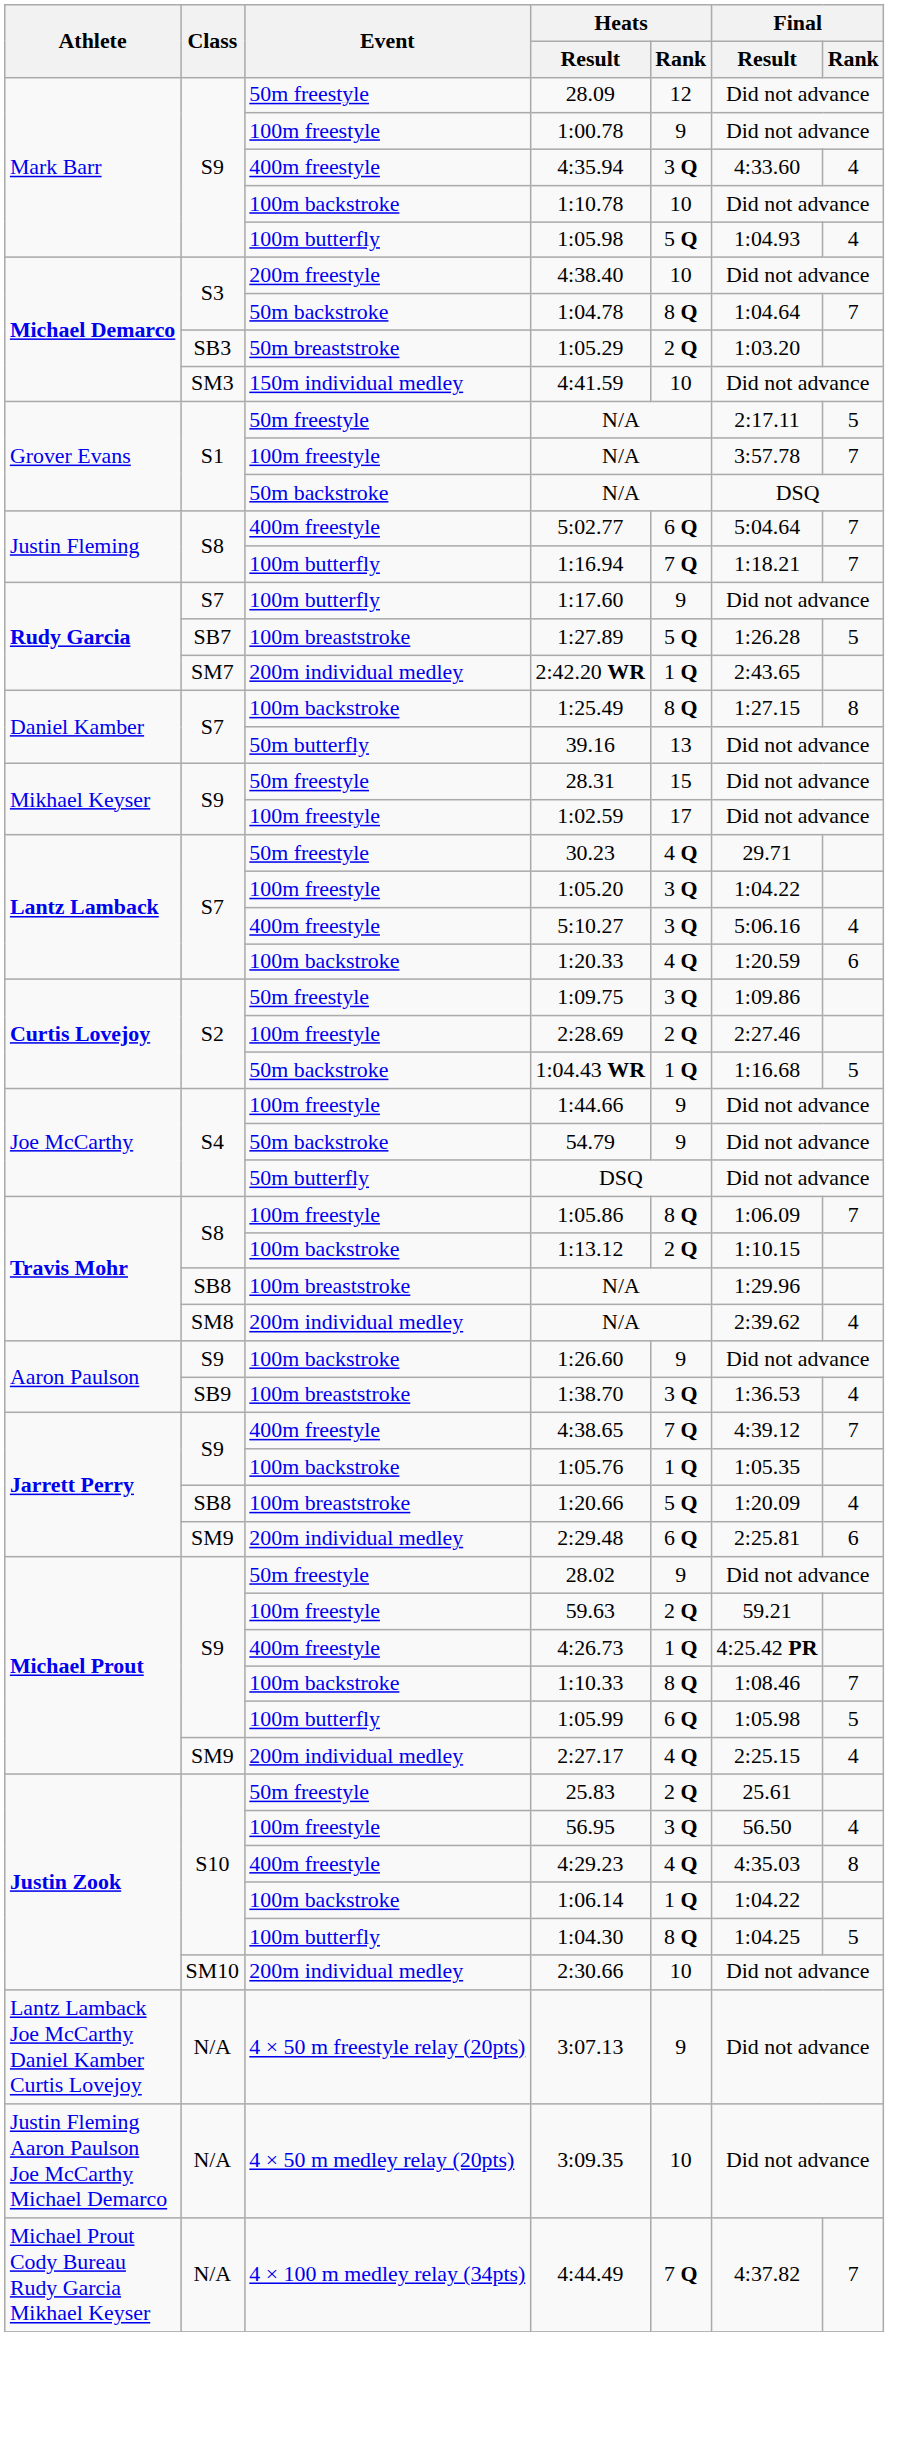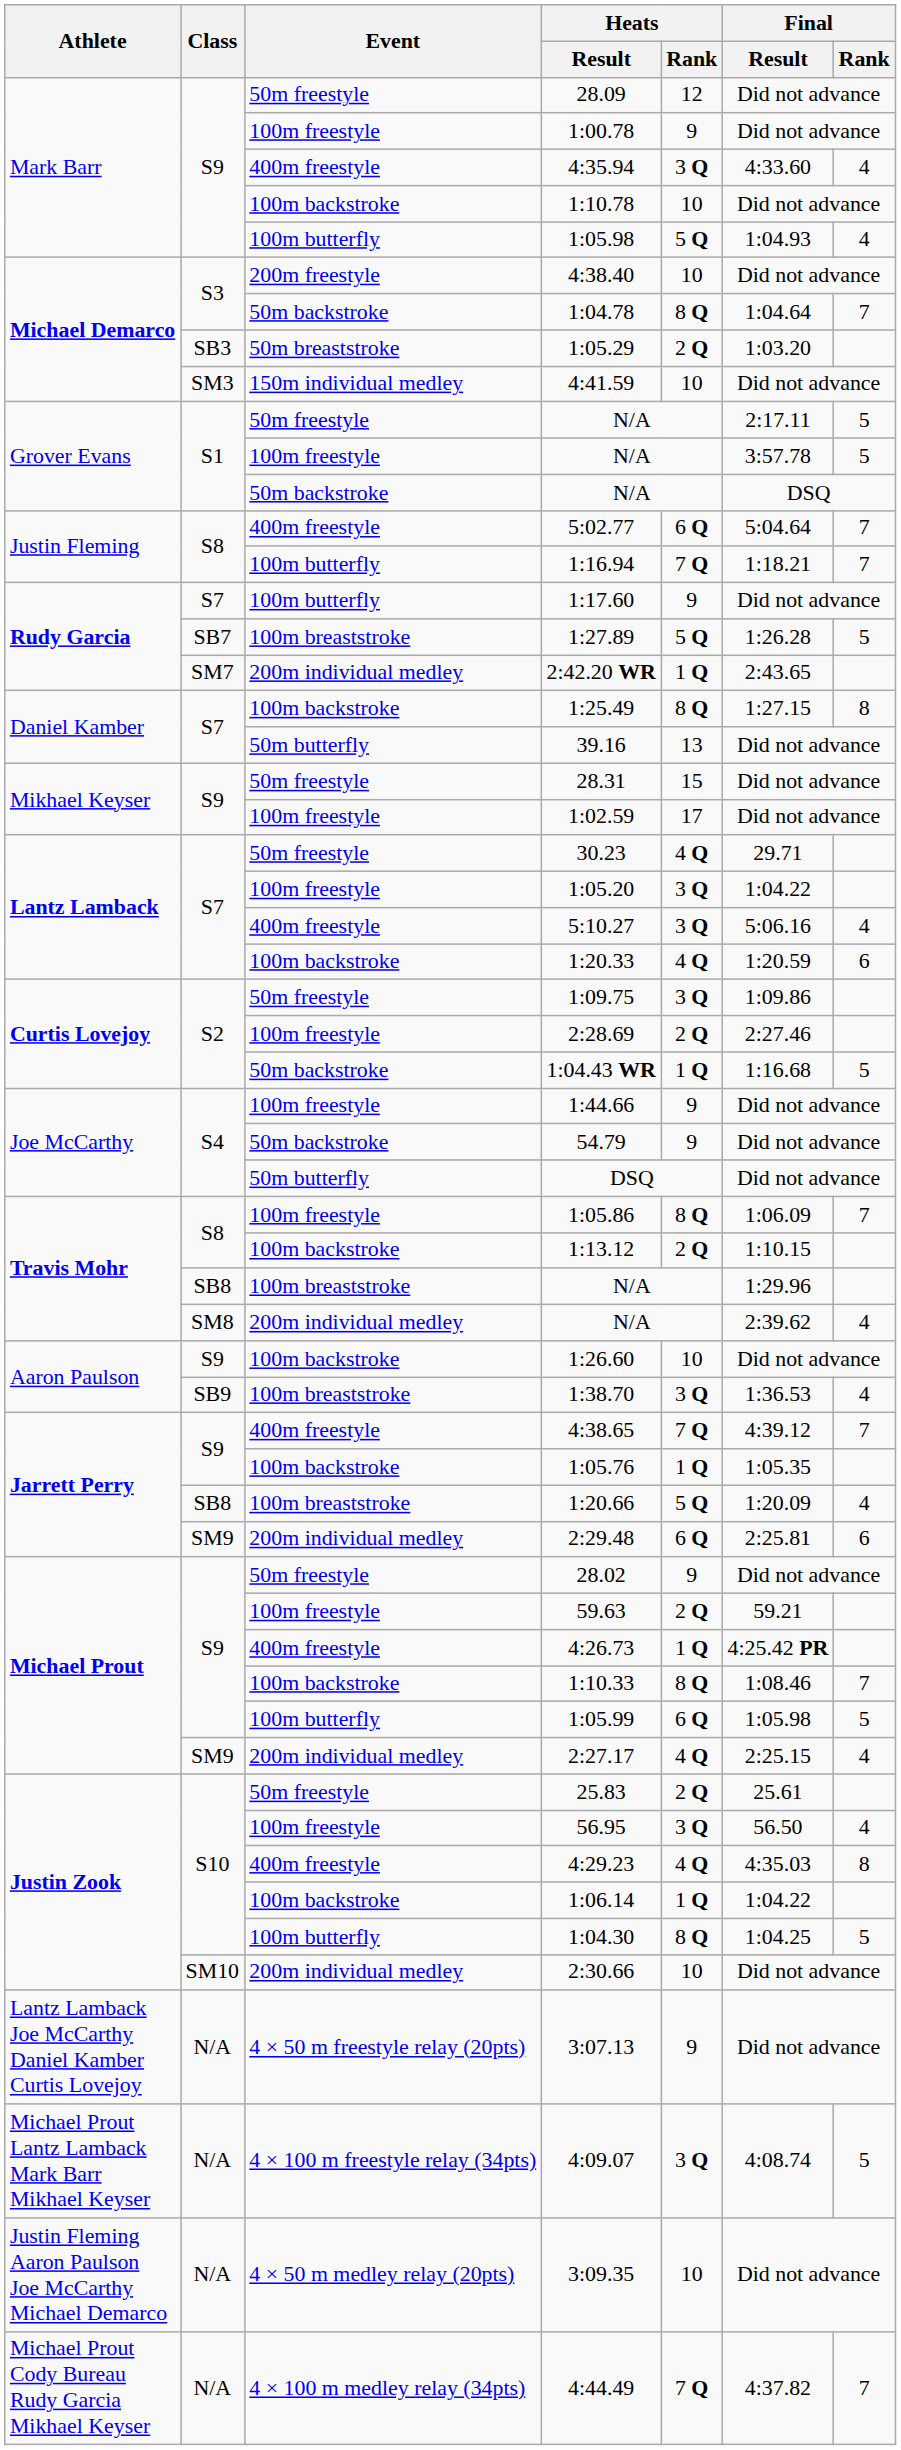(853, 456) 7 -> (864, 456) 5
(681, 1358) 9 -> (692, 1358) 10
+ row: (393, 2160)
